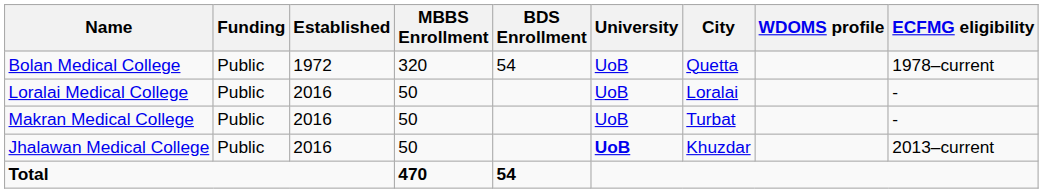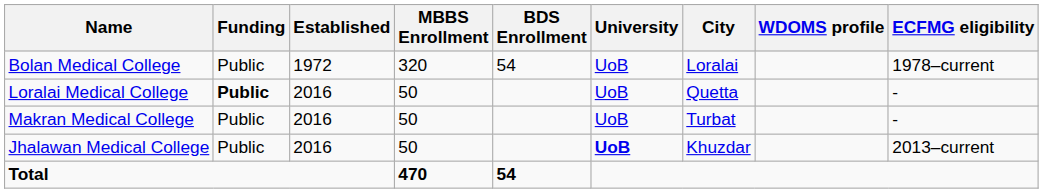(712, 65) Quetta -> (712, 65) Loralai
(241, 92) normal -> (243, 92) bold
(712, 92) Loralai -> (712, 92) Quetta
